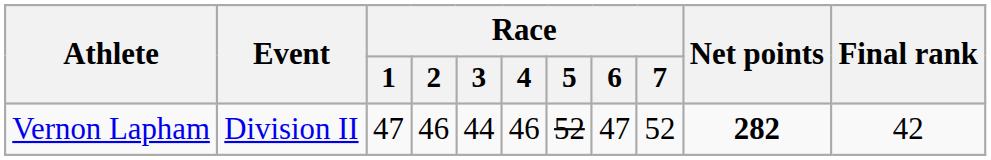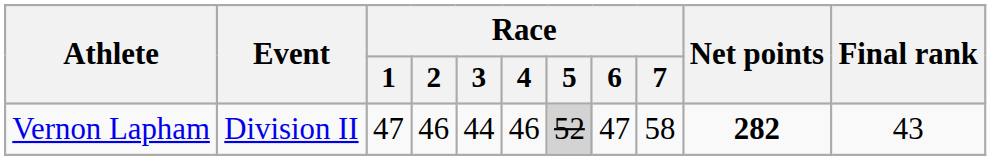(569, 129) no background -> (569, 129) lightgrey background
(660, 129) 52 -> (660, 129) 58
(908, 129) 42 -> (908, 129) 43
